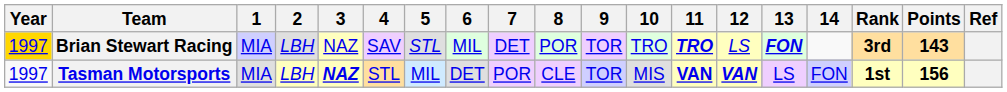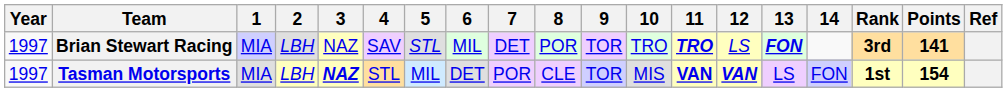(28, 46) gold background -> (28, 46) no background
(934, 46) 143 -> (934, 46) 141
(934, 73) 156 -> (934, 73) 154
